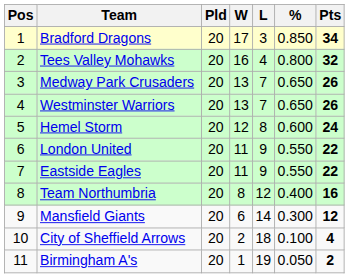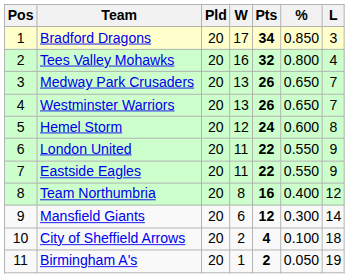columns swapped: (263, 15) <-> (330, 15)
